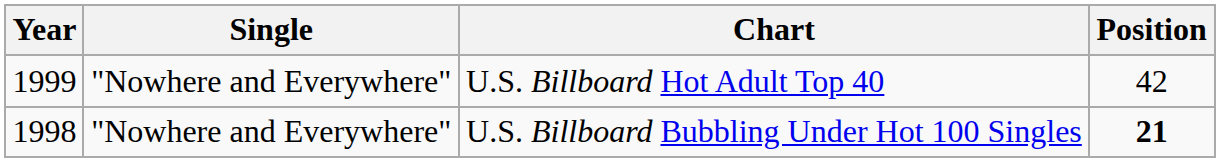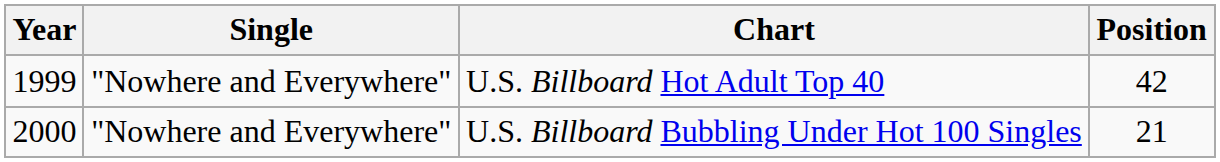(44, 131) 1998 -> (44, 131) 2000
(1152, 131) bold -> (1152, 131) normal
